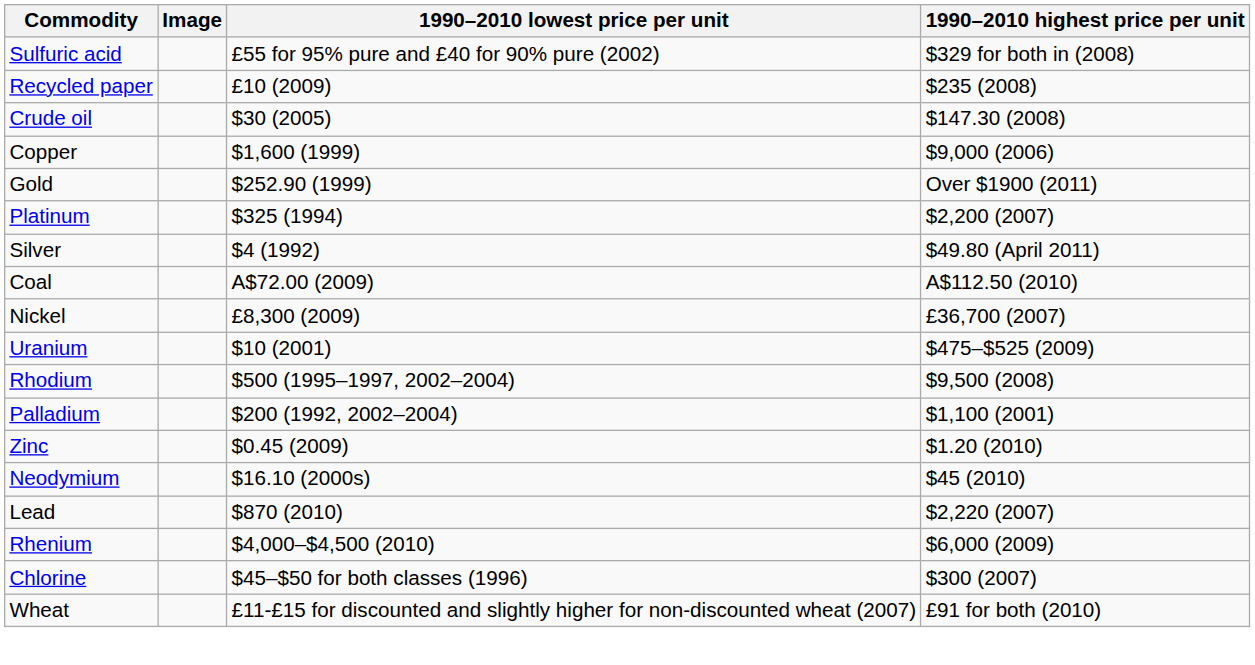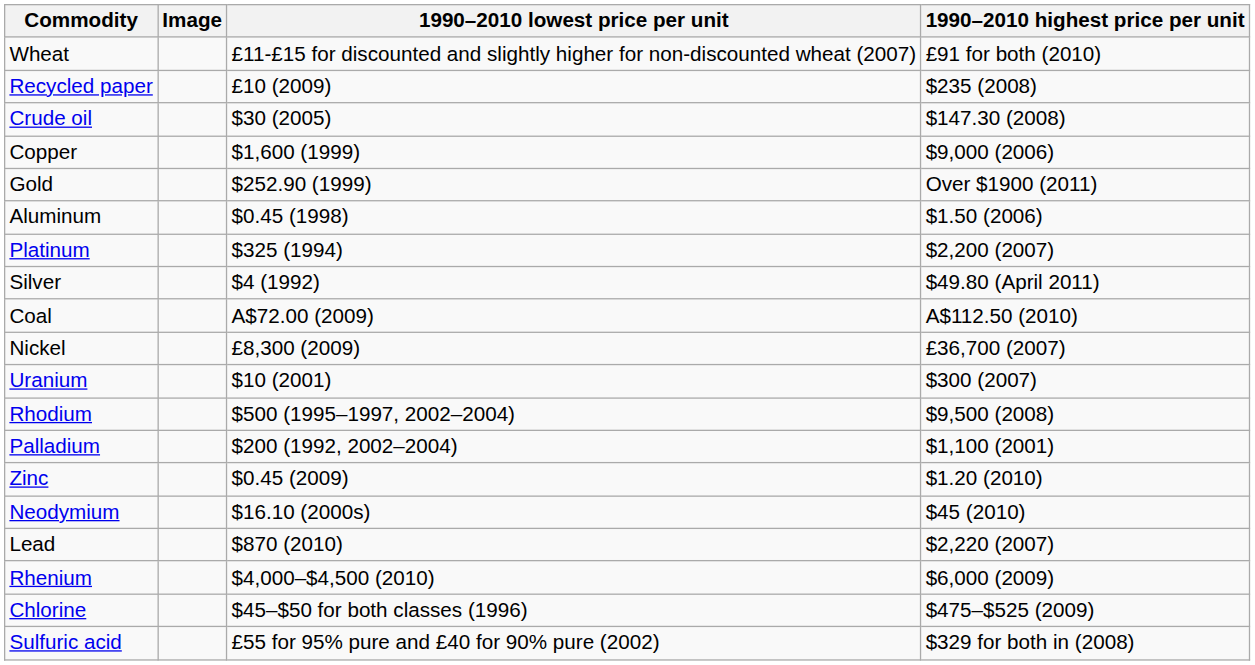rows swapped: (39, 610) <-> (66, 53)
+ row: (55, 217)
(1010, 348) $475–$525 (2009) -> (981, 380) $300 (2007)
(981, 577) $300 (2007) -> (1010, 610) $475–$525 (2009)
